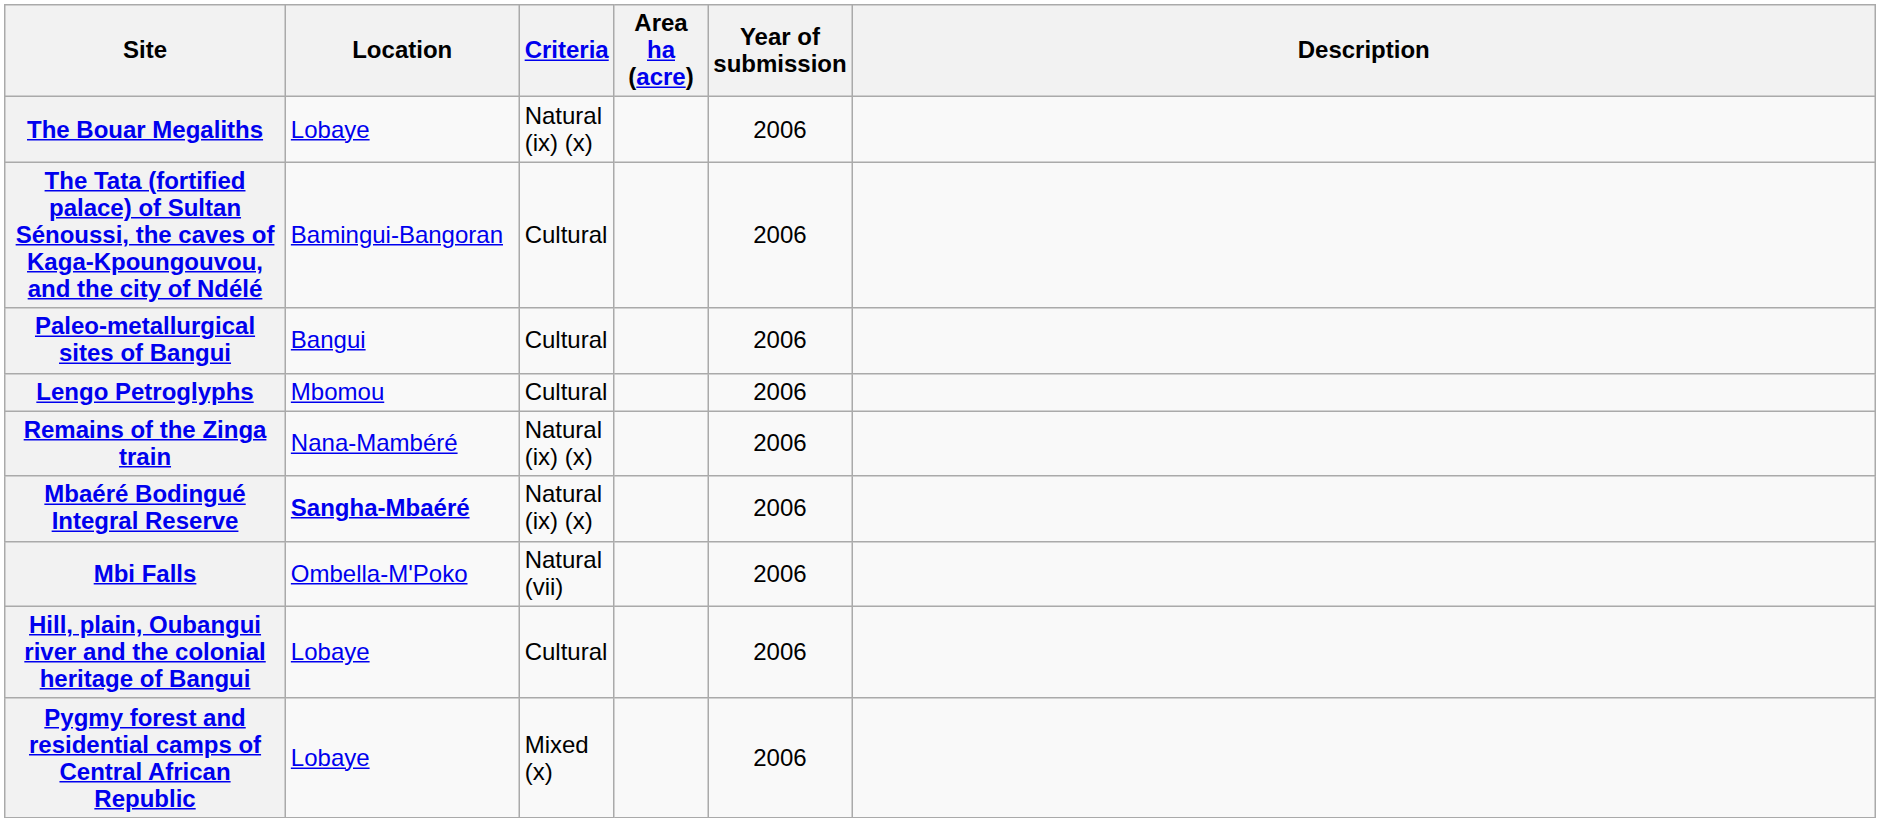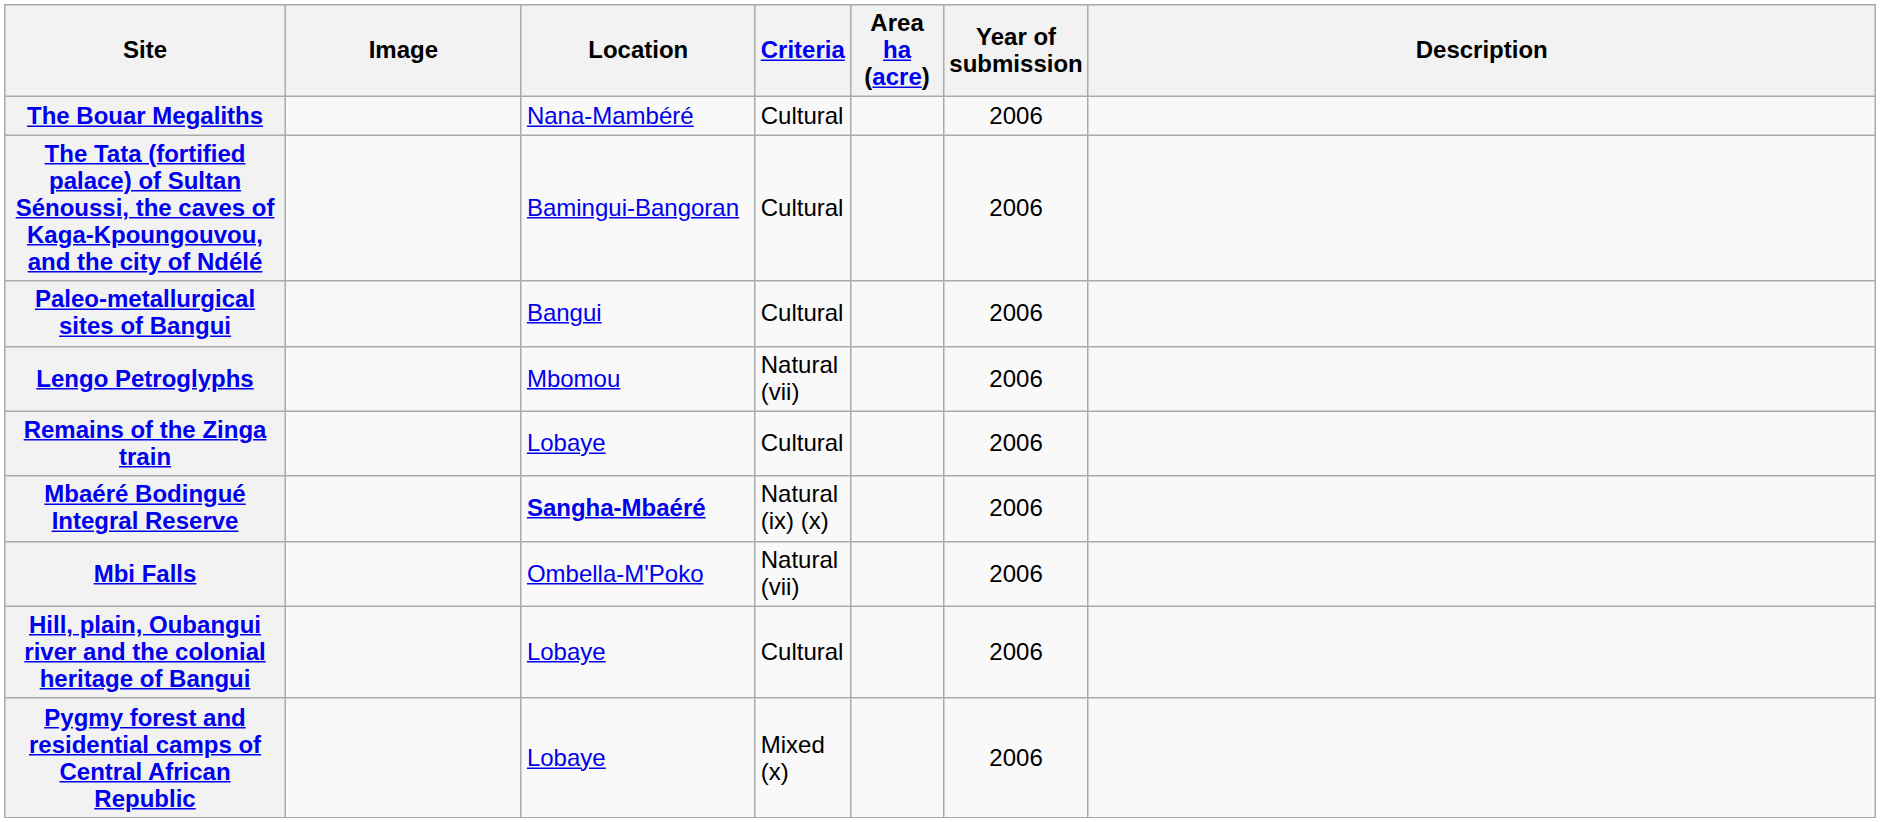+ column: (403, 50)
(330, 129) Lobaye -> (610, 115) Nana-Mambéré
(563, 129) Natural (ix) (x) -> (802, 115) Cultural
(566, 391) Cultural -> (799, 378) Natural (vii)
(374, 443) Nana-Mambéré -> (566, 443) Lobaye
(563, 443) Natural (ix) (x) -> (802, 443) Cultural
